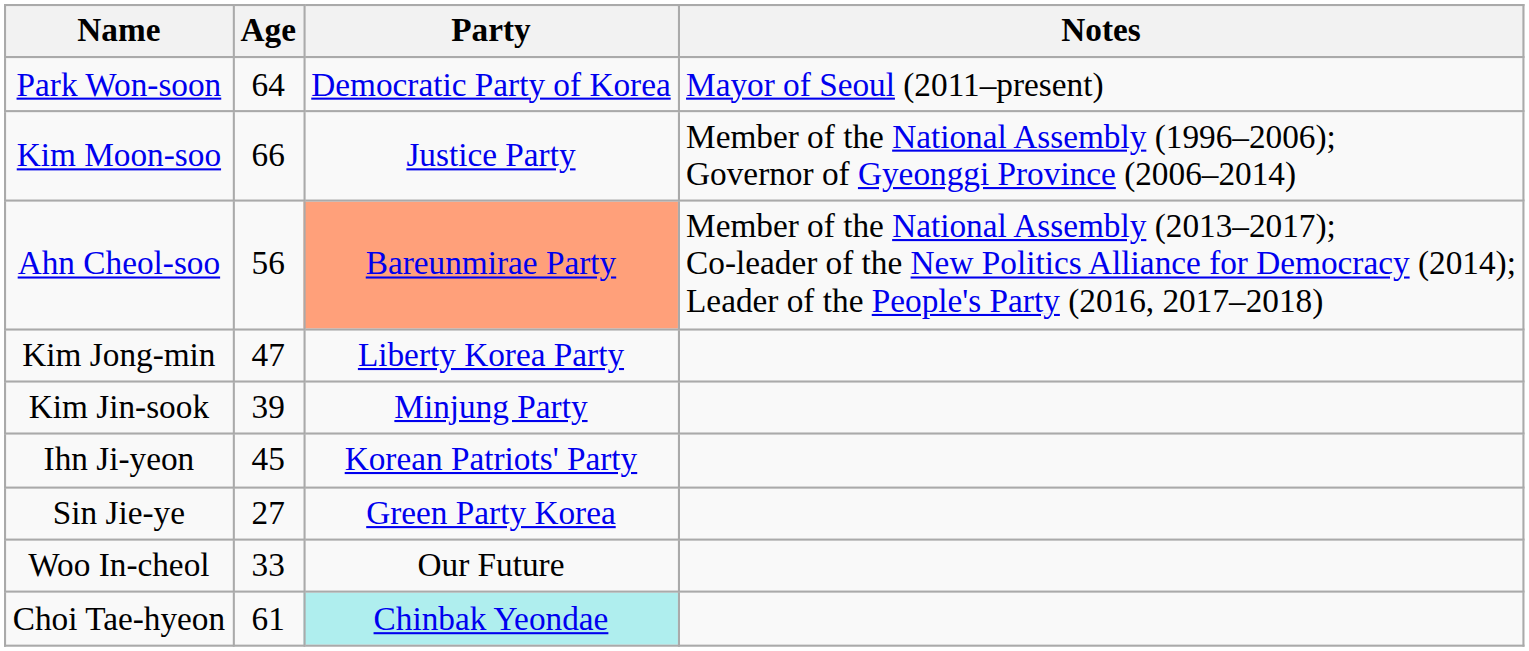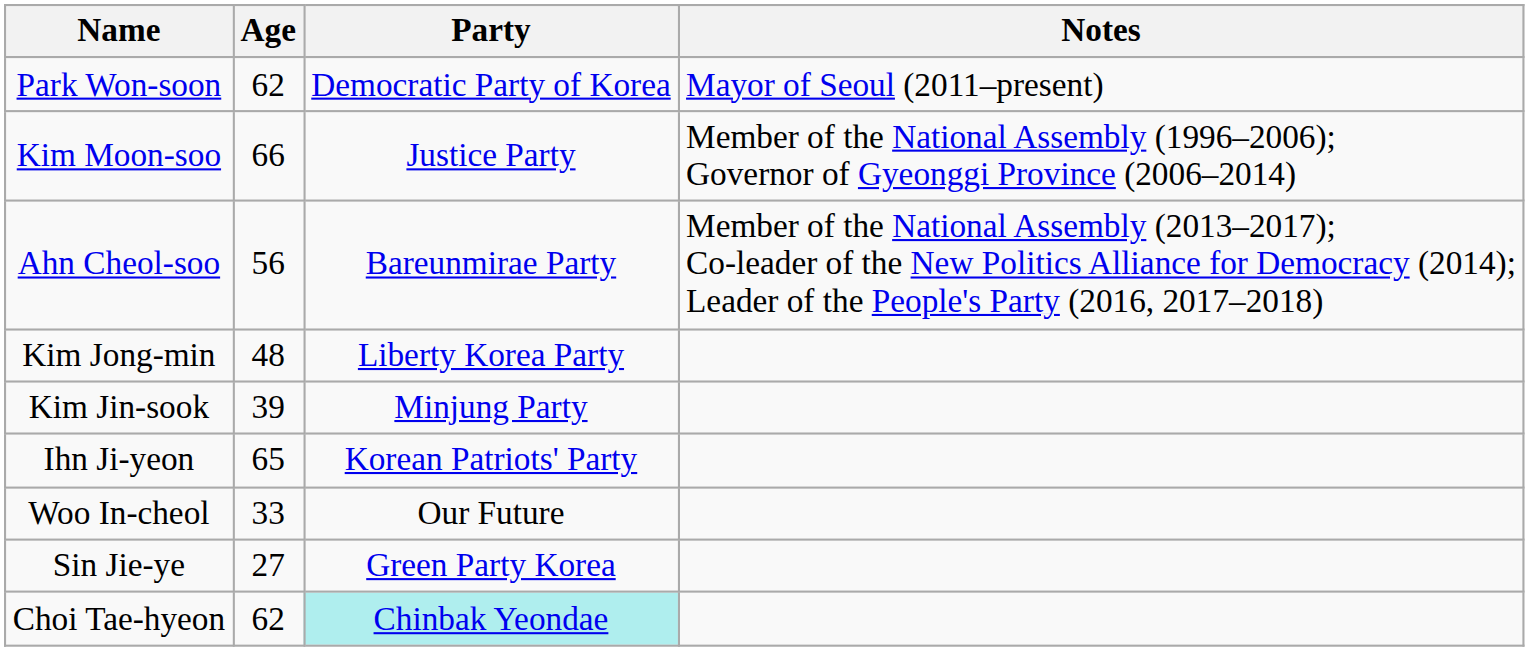(268, 83) 64 -> (268, 83) 62
(491, 264) lightsalmon background -> (491, 264) no background
(268, 354) 47 -> (268, 354) 48
(268, 459) 45 -> (268, 459) 65
rows swapped: (119, 512) <-> (119, 565)
(268, 618) 61 -> (268, 618) 62
